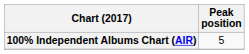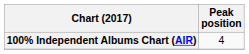(221, 40) 5 -> (221, 40) 4
